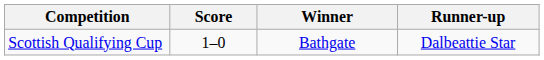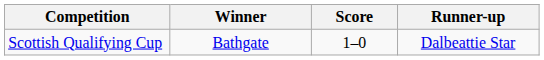columns swapped: (327, 17) <-> (213, 17)
